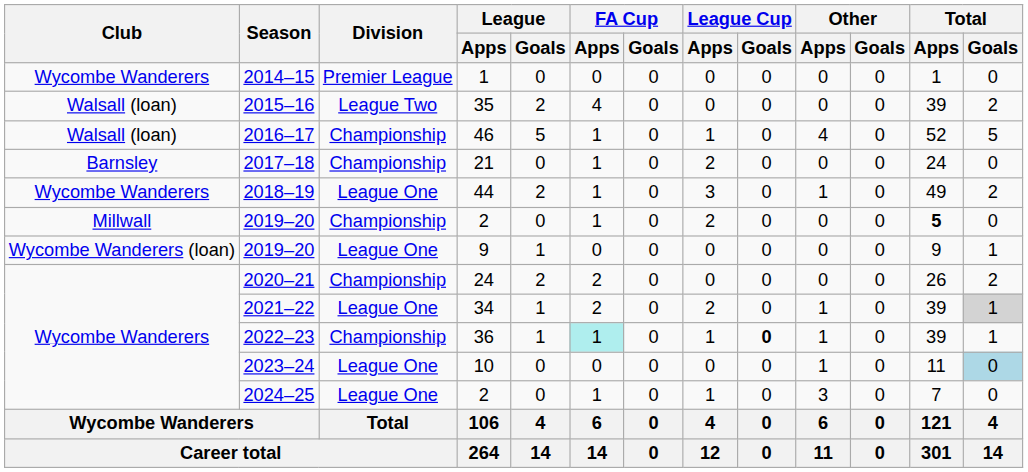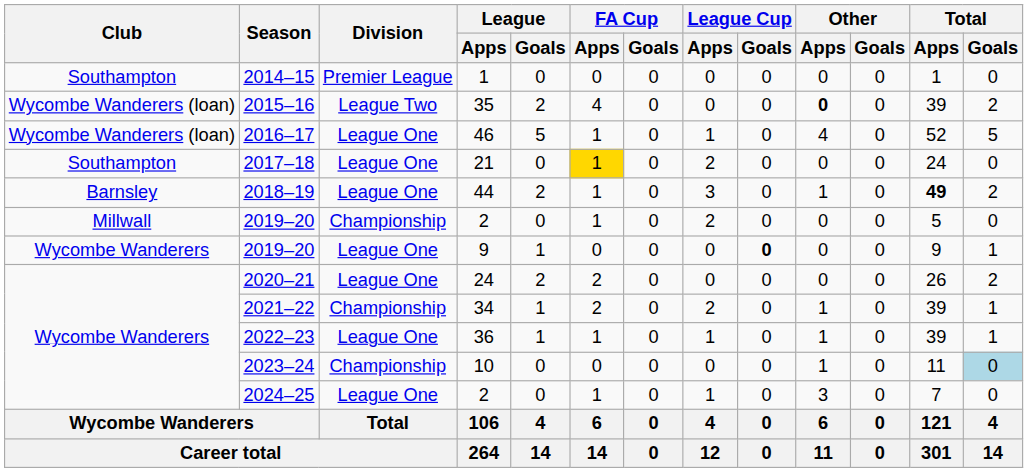(122, 76) Wycombe Wanderers -> (122, 76) Southampton
(122, 105) Walsall (loan) -> (122, 105) Wycombe Wanderers (loan)
(823, 105) normal -> (823, 105) bold
(122, 134) Walsall (loan) -> (122, 134) Wycombe Wanderers (loan)
(388, 134) Championship -> (388, 134) League One
(122, 163) Barnsley -> (122, 163) Southampton
(388, 163) Championship -> (388, 163) League One
(597, 163) no background -> (597, 163) gold background
(122, 192) Wycombe Wanderers -> (122, 192) Barnsley
(936, 192) normal -> (936, 192) bold
(936, 221) bold -> (936, 221) normal
(122, 250) Wycombe Wanderers (loan) -> (122, 250) Wycombe Wanderers
(767, 250) normal -> (767, 250) bold
(388, 279) Championship -> (388, 279) League One
(388, 308) League One -> (388, 308) Championship
(993, 308) lightgrey background -> (993, 308) no background
(388, 337) Championship -> (388, 337) League One
(597, 337) paleturquoise background -> (597, 337) no background
(767, 337) bold -> (767, 337) normal
(388, 366) League One -> (388, 366) Championship
